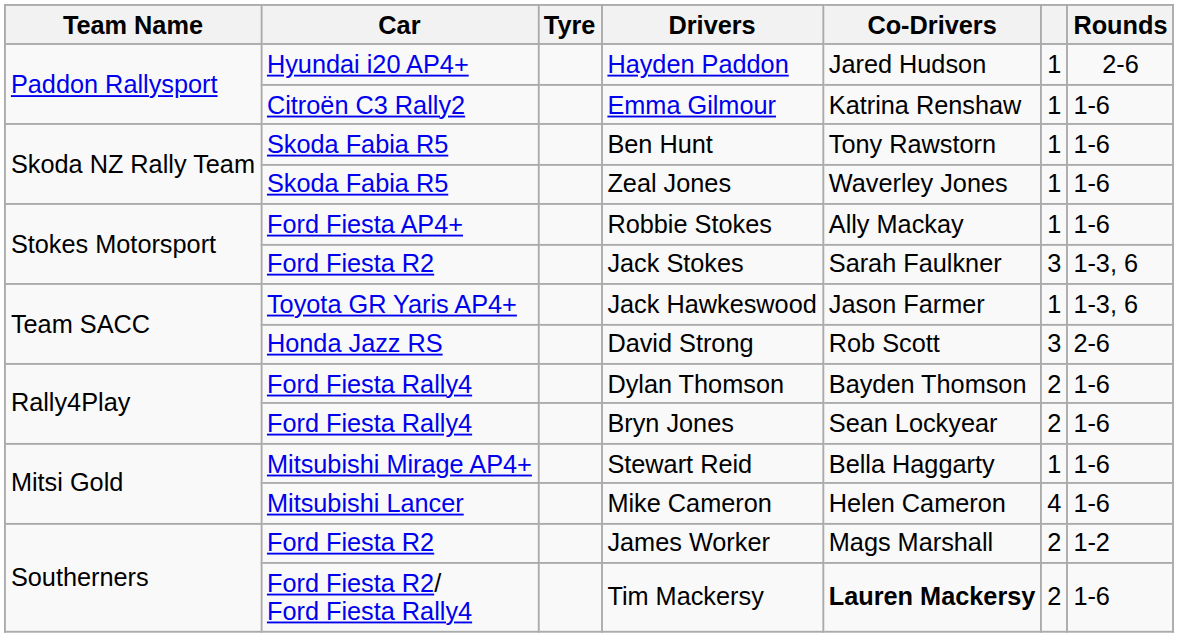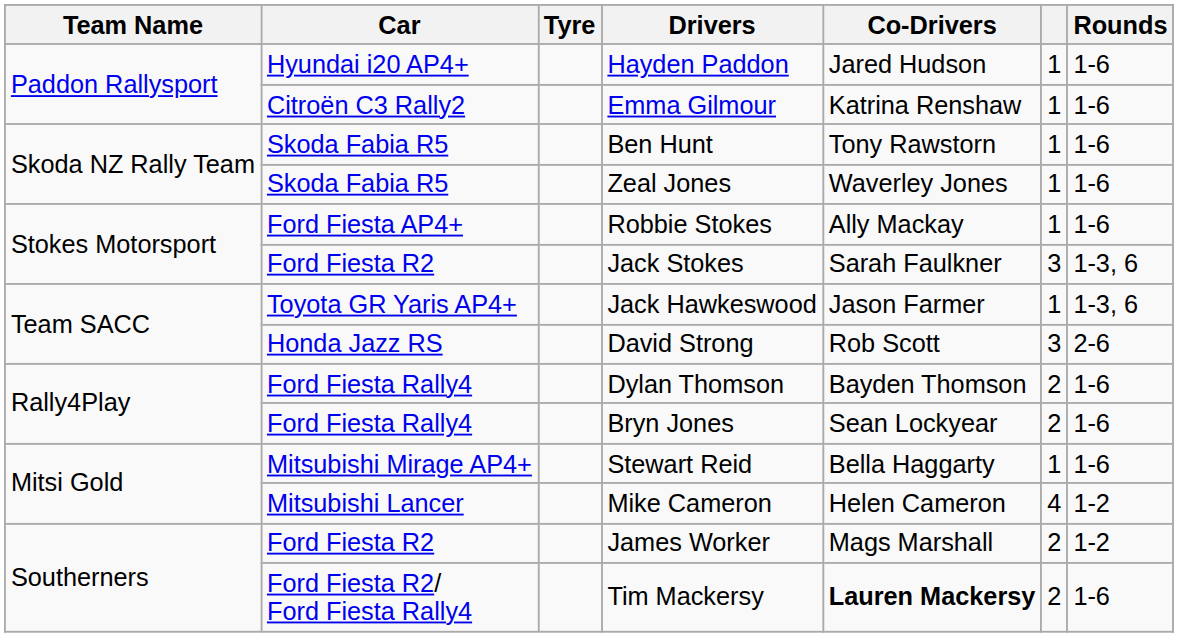(1120, 64) 2-6 -> (1092, 64) 1-6
(1092, 503) 1-6 -> (1092, 503) 1-2
